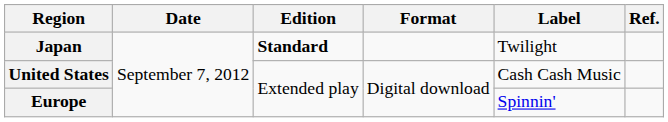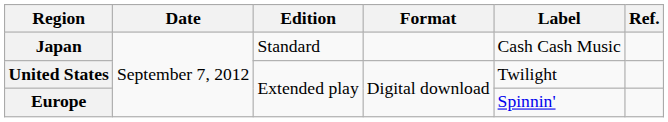(293, 46) bold -> (289, 46) normal
(527, 46) Twilight -> (559, 46) Cash Cash Music
(559, 74) Cash Cash Music -> (527, 74) Twilight
